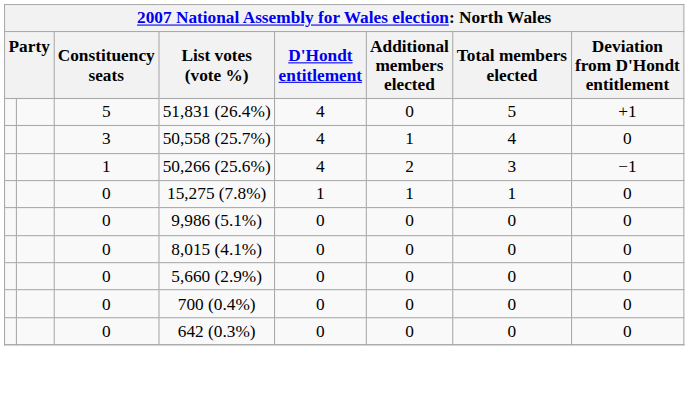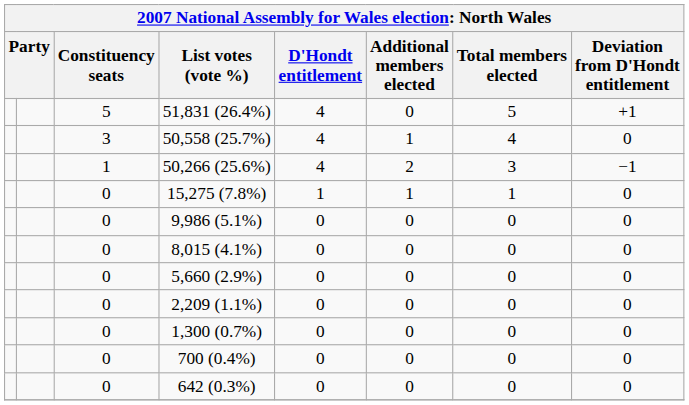+ row: (217, 303)
+ row: (217, 331)
